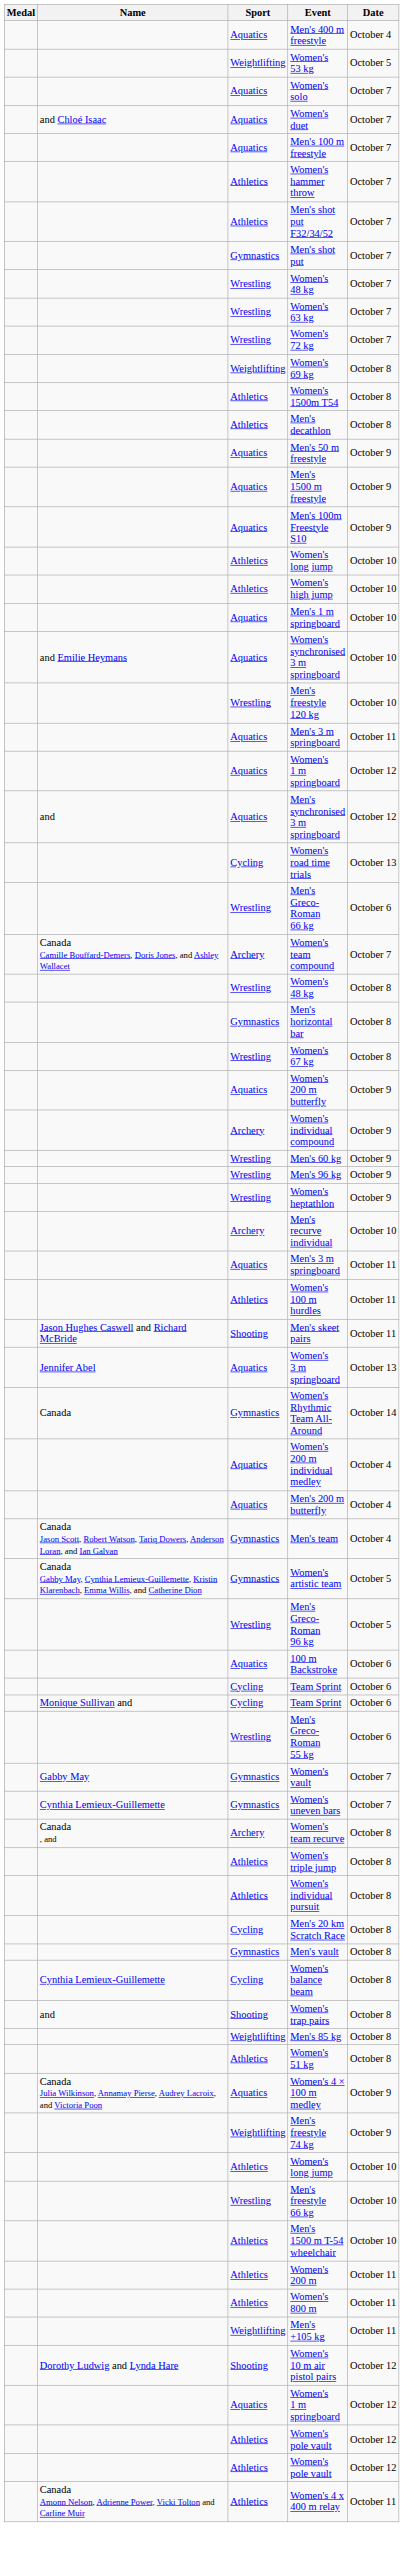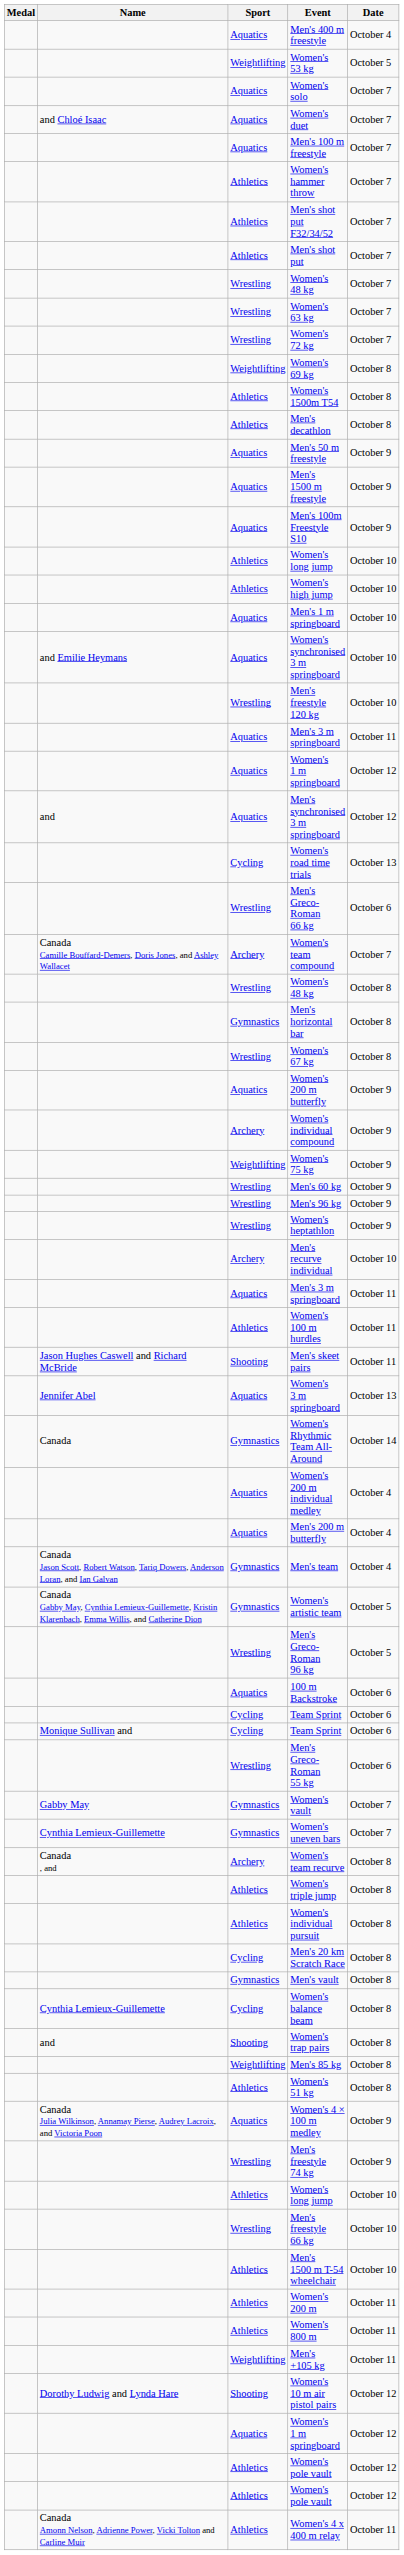(255, 255) Gymnastics -> (249, 255) Athletics
+ row: (133, 1164)
(258, 2133) Weightlifting -> (251, 2161) Wrestling
